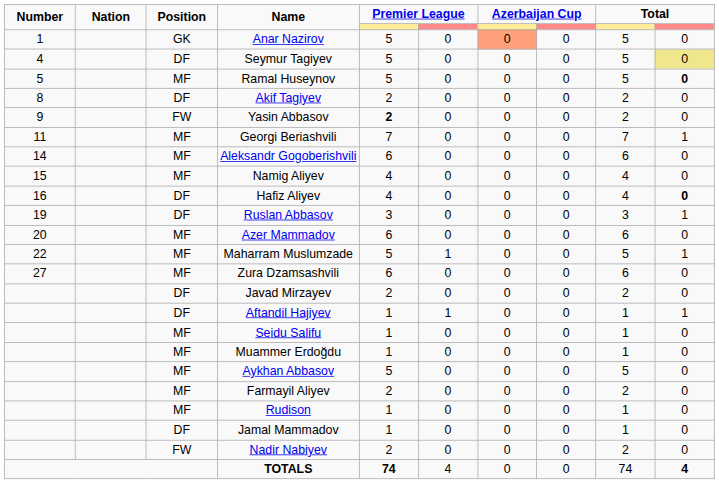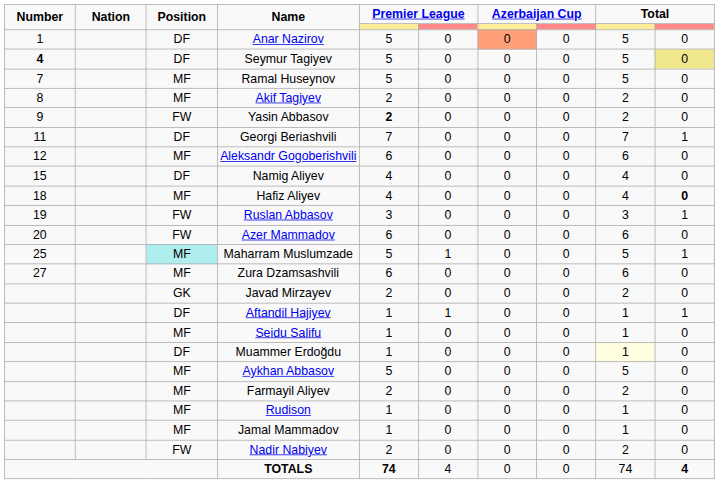(182, 39) GK -> (182, 39) DF
(40, 59) normal -> (40, 59) bold
(40, 78) 5 -> (40, 78) 7
(685, 78) bold -> (685, 78) normal
(182, 98) DF -> (182, 98) MF
(182, 137) MF -> (182, 137) DF
(40, 156) 14 -> (40, 156) 12
(182, 176) MF -> (182, 176) DF
(40, 195) 16 -> (40, 195) 18
(182, 195) DF -> (182, 195) MF
(182, 215) DF -> (182, 215) FW
(182, 234) MF -> (182, 234) FW
(40, 254) 22 -> (40, 254) 25
(182, 254) no background -> (182, 254) paleturquoise background
(182, 293) DF -> (182, 293) GK
(182, 352) MF -> (182, 352) DF
(625, 352) no background -> (625, 352) lightyellow background
(182, 430) DF -> (182, 430) MF
